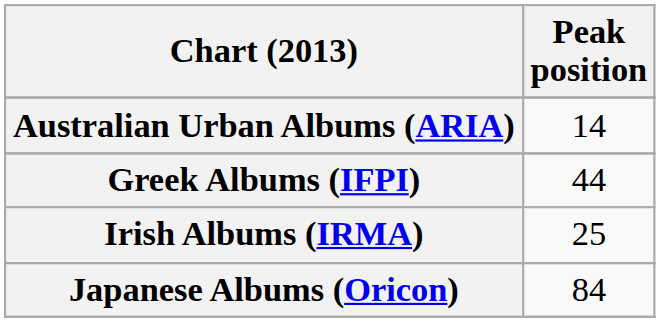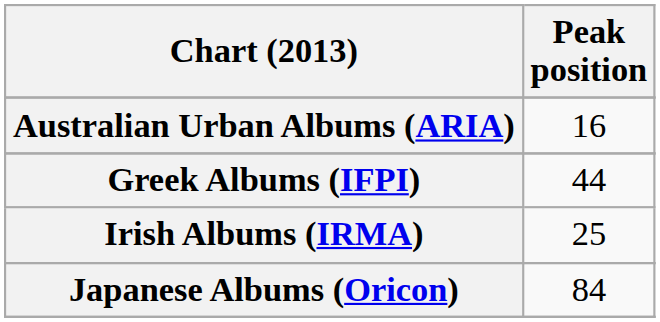(589, 125) 14 -> (589, 125) 16
